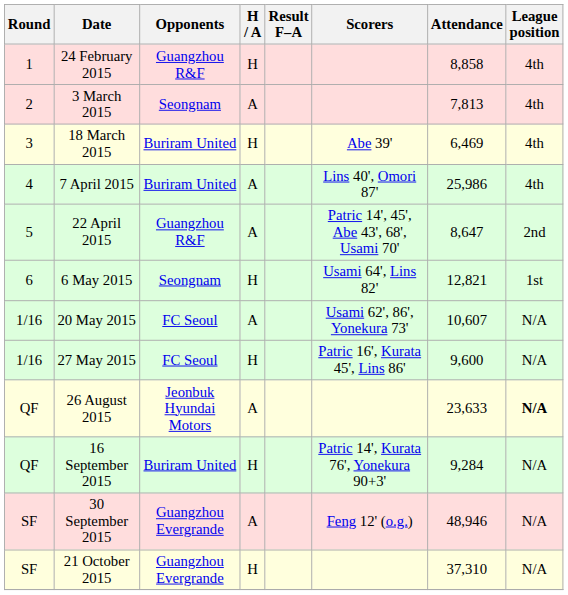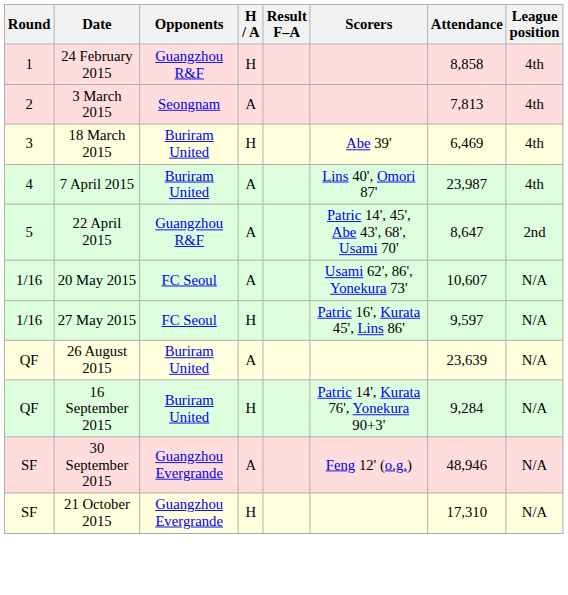(467, 184) 25,986 -> (467, 184) 23,987
- row: (97, 280)
(467, 360) 9,600 -> (467, 320) 9,597
(190, 408) Jeonbuk Hyundai Motors -> (189, 360) Buriram United
(467, 408) 23,633 -> (467, 360) 23,639
(535, 408) bold -> (535, 360) normal
(467, 569) 37,310 -> (467, 513) 17,310
